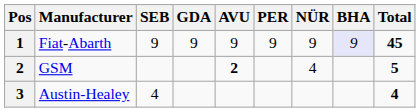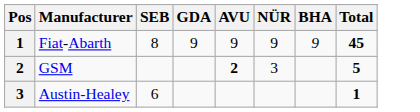- column: (273, 17)
(155, 43) 9 -> (155, 43) 8
(354, 43) lavender background -> (315, 43) no background
(313, 69) 4 -> (274, 69) 3
(155, 94) 4 -> (155, 94) 6
(395, 94) 4 -> (356, 94) 1
